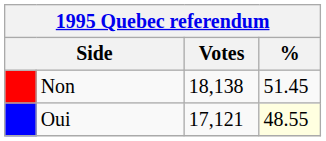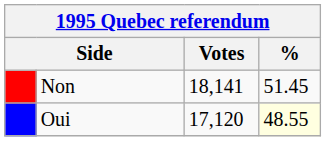(216, 86) 18,138 -> (216, 86) 18,141
(216, 119) 17,121 -> (216, 119) 17,120
